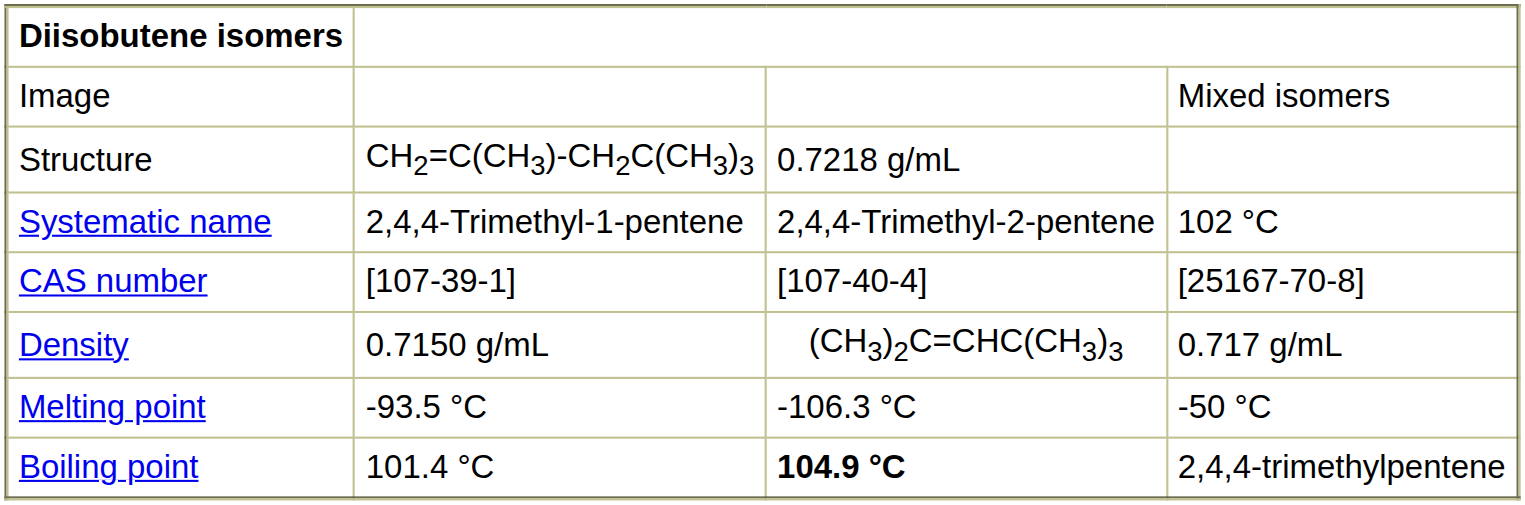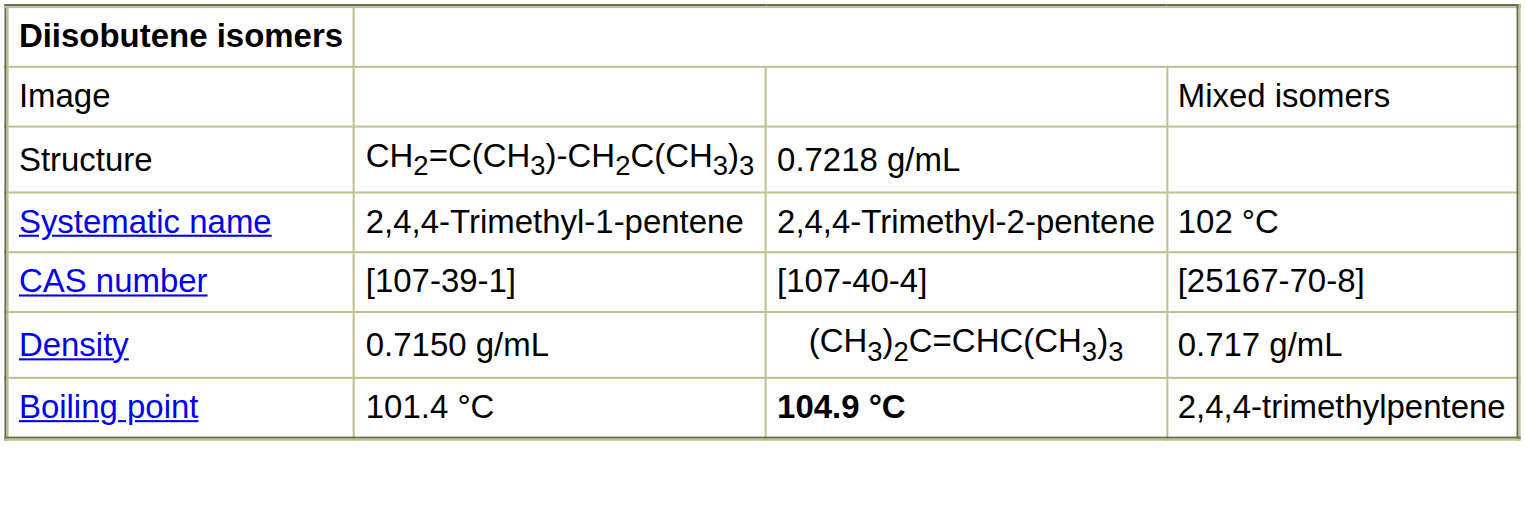- row: (112, 408)
